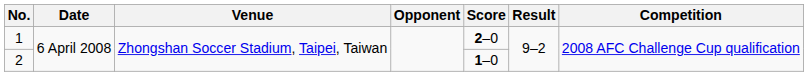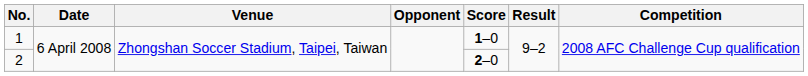(486, 37) 2–0 -> (486, 37) 1–0
(486, 60) 1–0 -> (486, 60) 2–0
